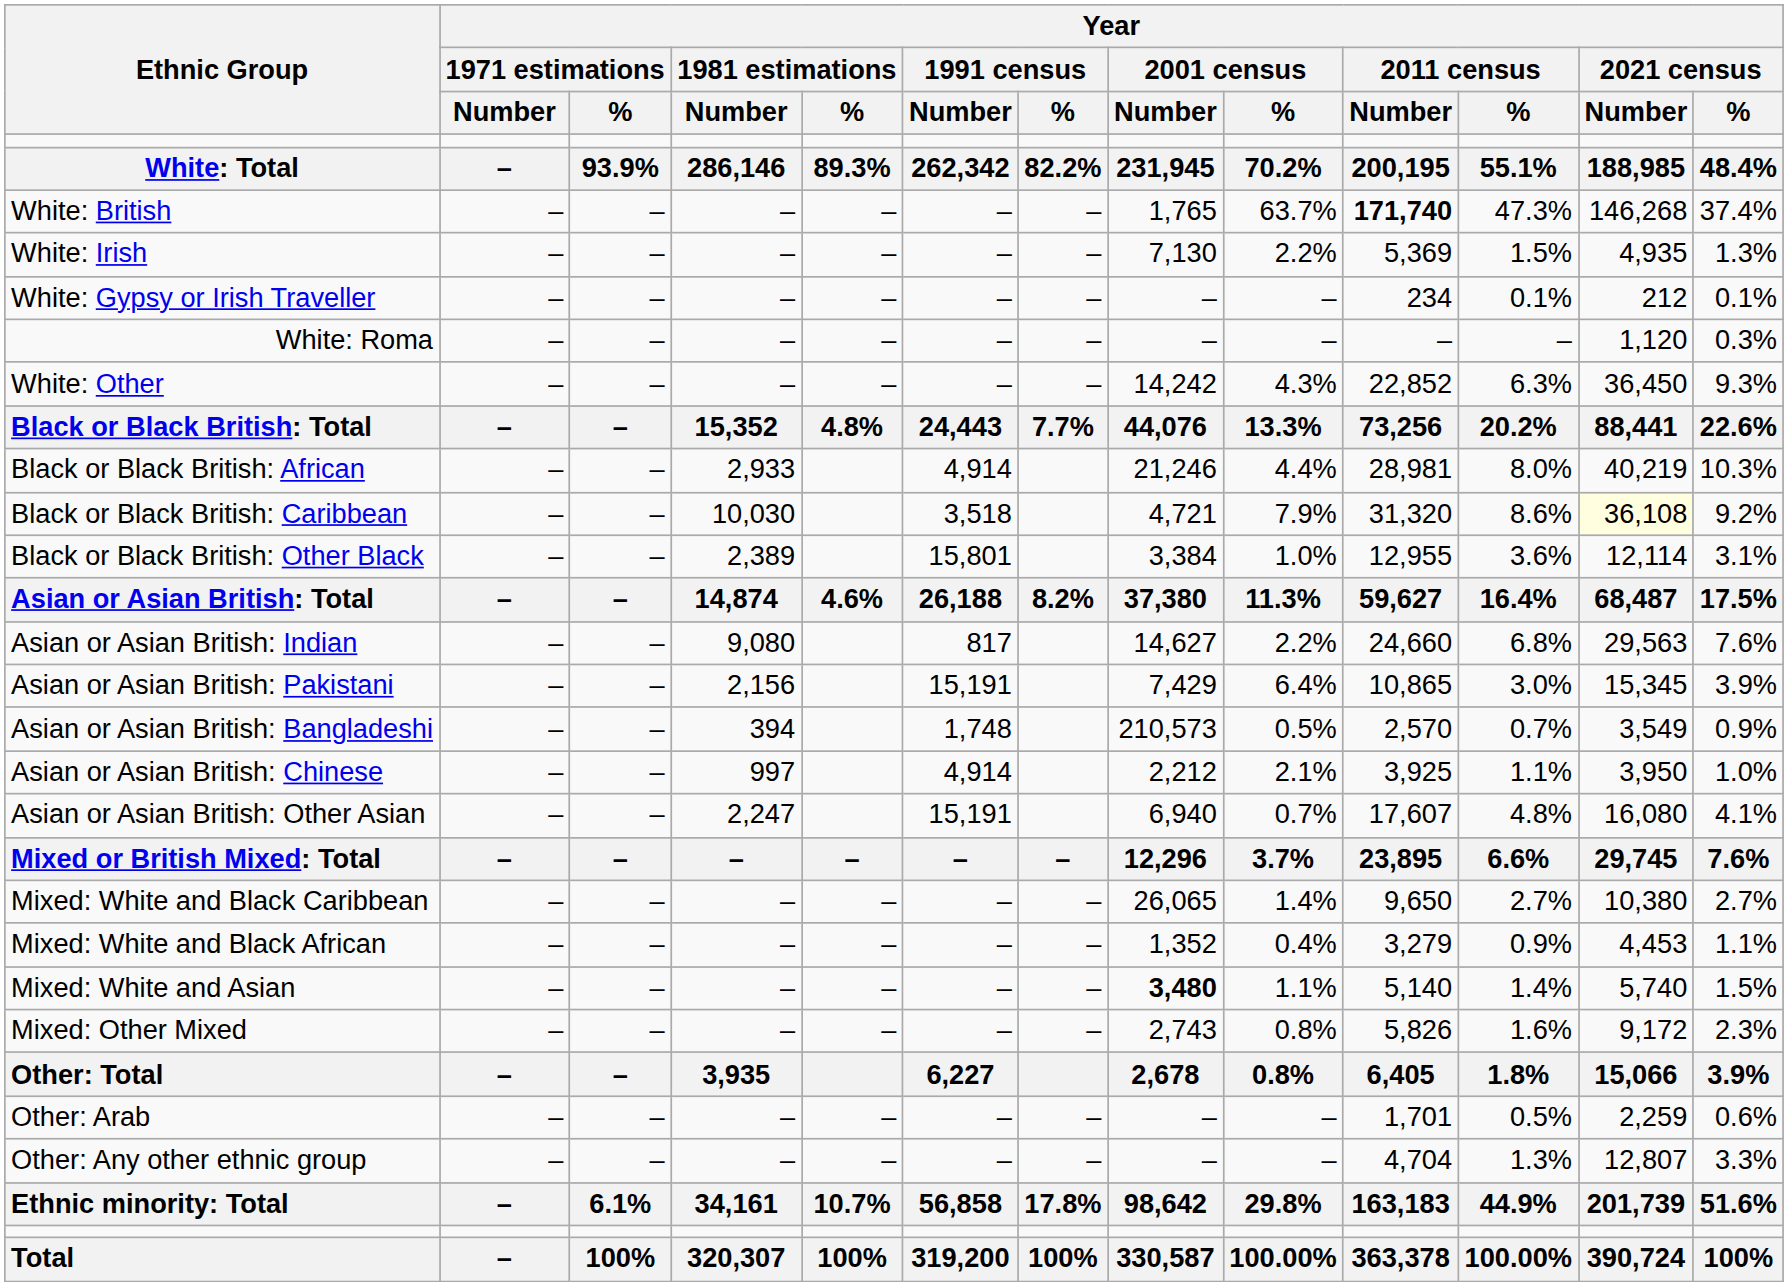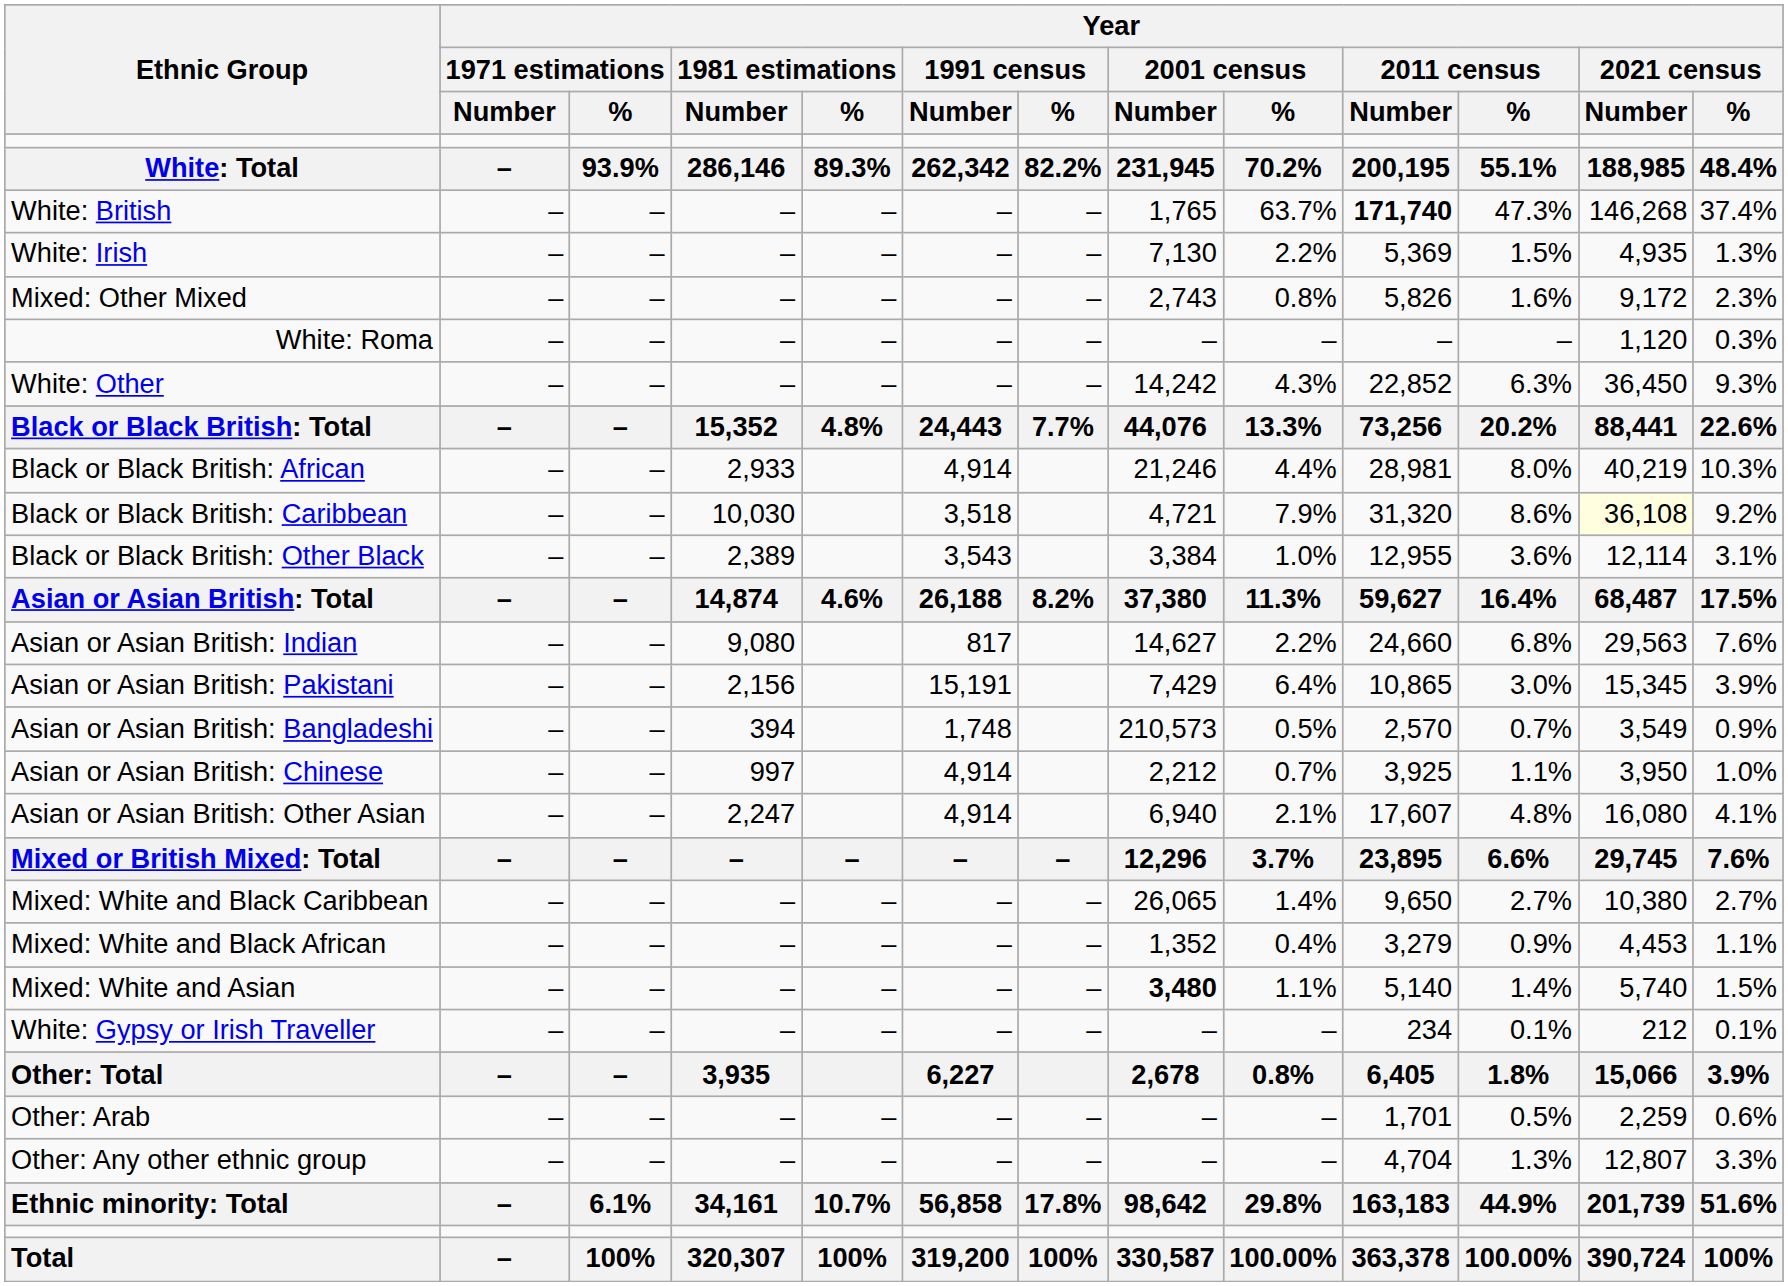rows swapped: (193, 297) <-> (129, 1030)
(970, 556) 15,801 -> (978, 556) 3,543
(1306, 771) 2.1% -> (1306, 771) 0.7%
(970, 815) 15,191 -> (978, 815) 4,914
(1306, 815) 0.7% -> (1306, 815) 2.1%
